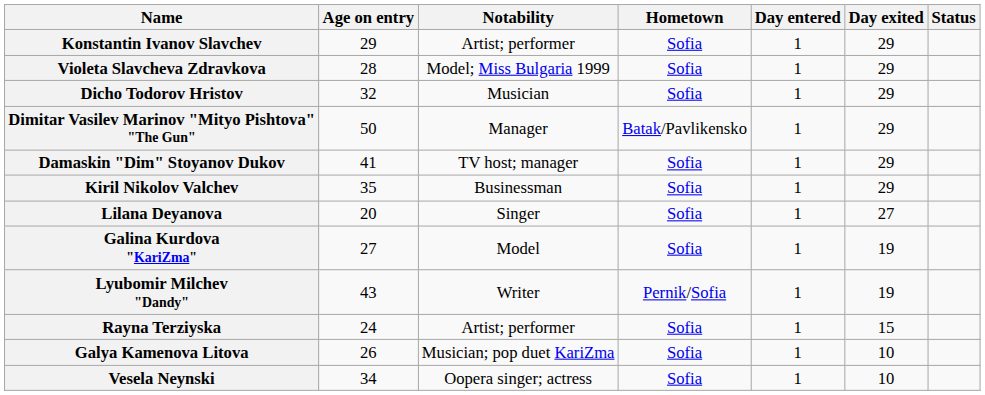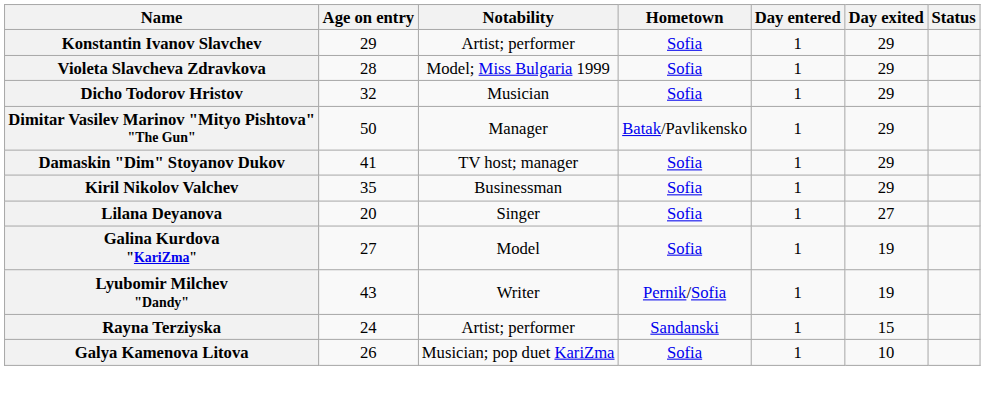(685, 327) Sofia -> (685, 327) Sandanski
- row: (162, 378)
